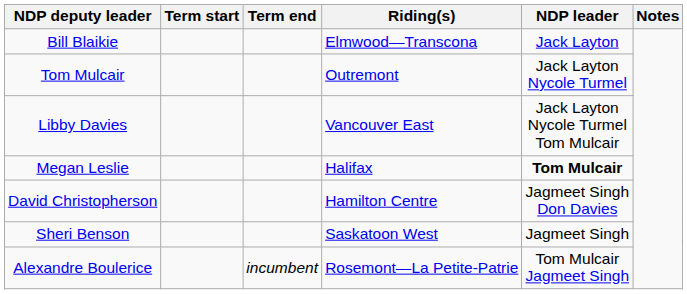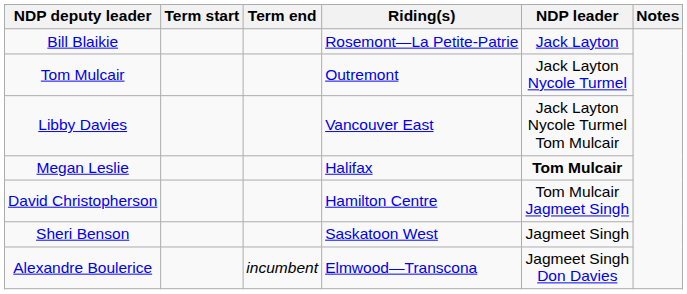(401, 41) Elmwood—Transcona -> (422, 41) Rosemont—La Petite-Patrie
(577, 200) Jagmeet Singh Don Davies -> (577, 200) Tom Mulcair Jagmeet Singh
(422, 267) Rosemont—La Petite-Patrie -> (401, 267) Elmwood—Transcona
(577, 267) Tom Mulcair Jagmeet Singh -> (577, 267) Jagmeet Singh Don Davies
